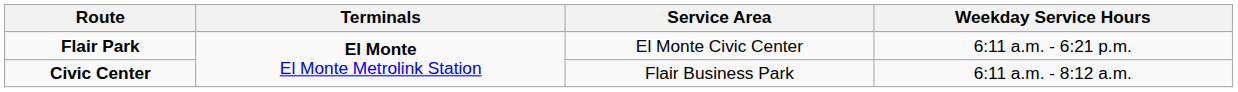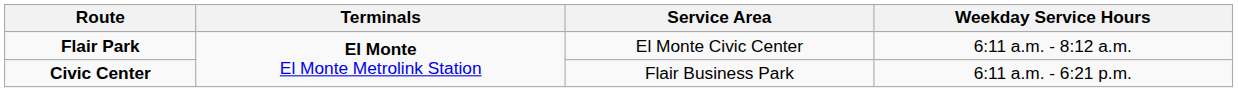(1053, 45) 6:11 a.m. - 6:21 p.m. -> (1053, 45) 6:11 a.m. - 8:12 a.m.
(1053, 73) 6:11 a.m. - 8:12 a.m. -> (1053, 73) 6:11 a.m. - 6:21 p.m.
